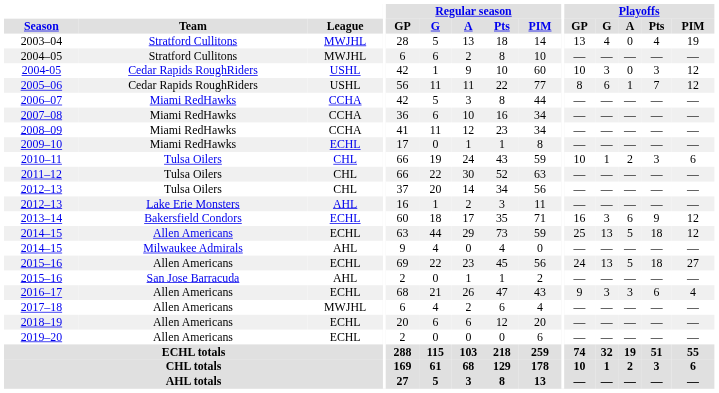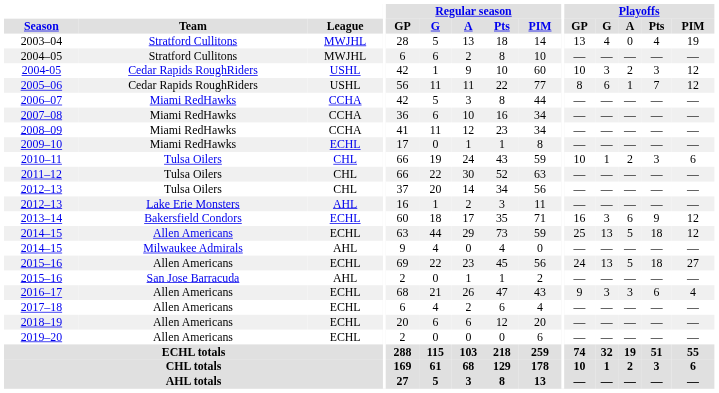(630, 70) 0 -> (630, 70) 2
(345, 307) MWJHL -> (345, 307) ECHL
